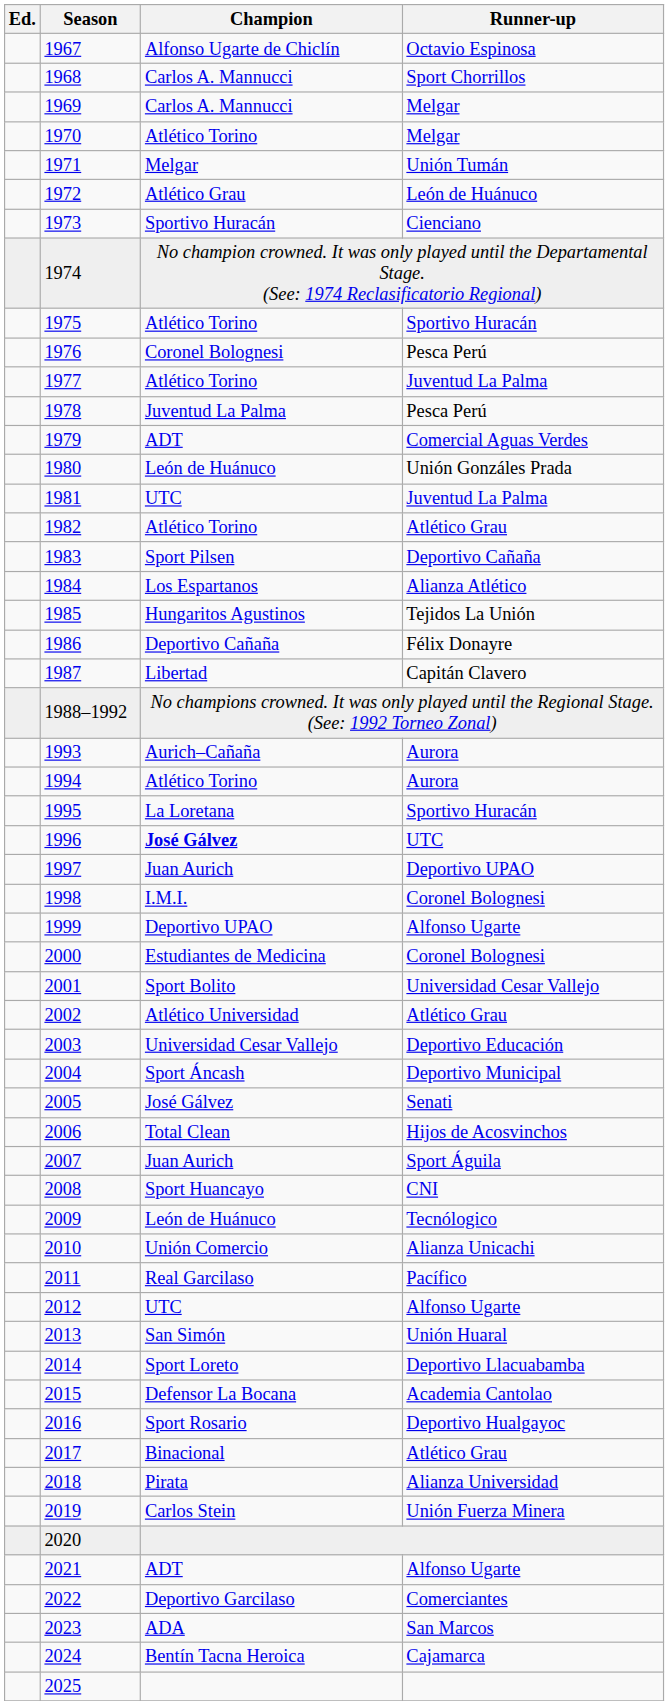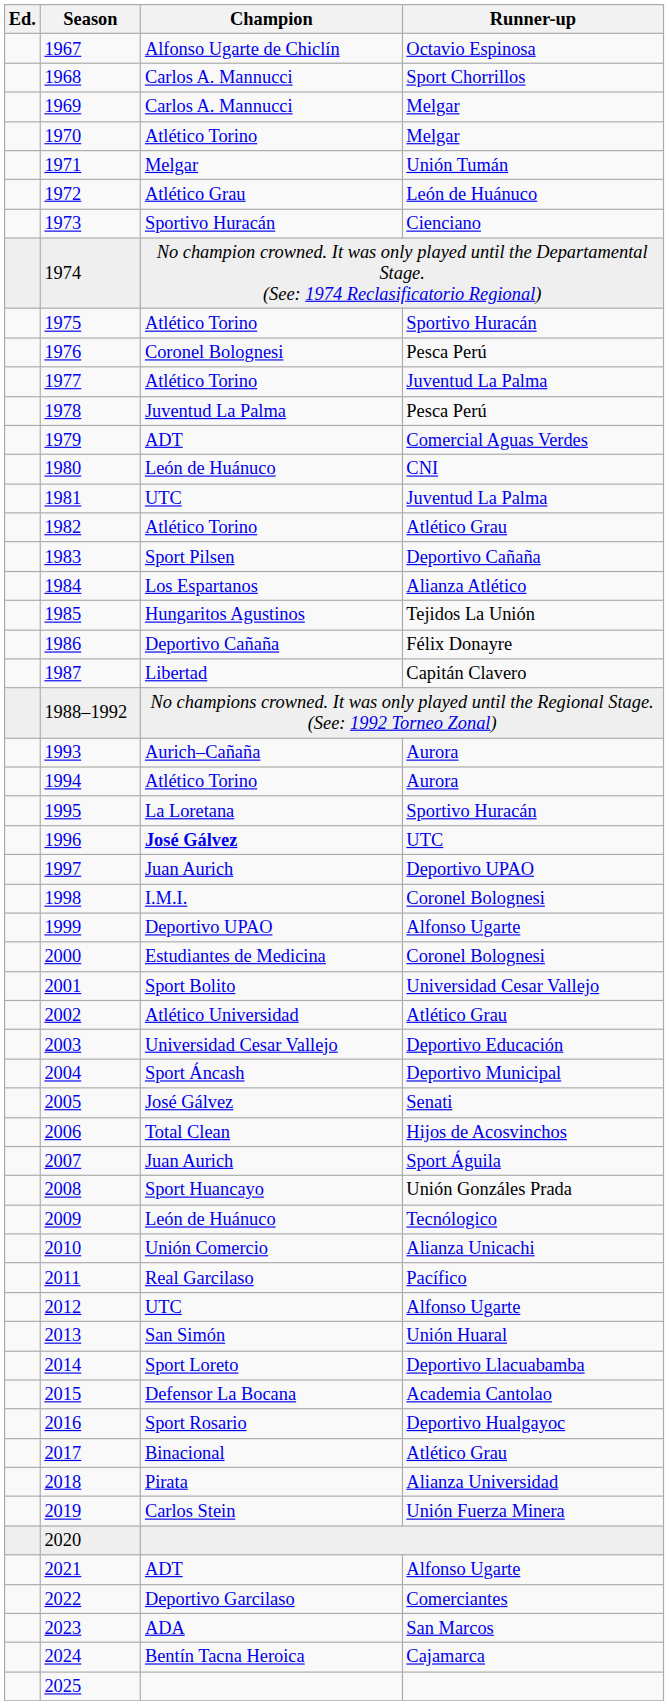(489, 469) Unión Gonzáles Prada -> (422, 469) CNI
(422, 1190) CNI -> (489, 1190) Unión Gonzáles Prada
